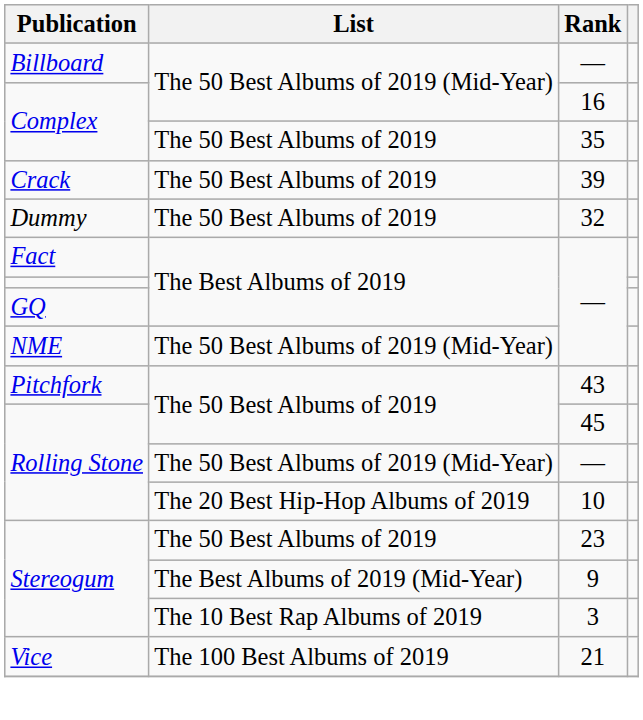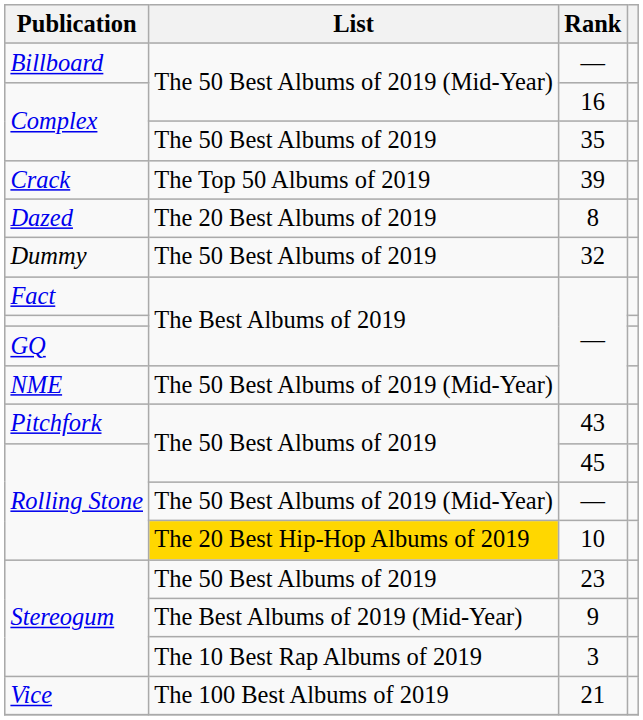(295, 179) The 50 Best Albums of 2019 -> (292, 179) The Top 50 Albums of 2019
+ row: (42, 218)
(342, 501) no background -> (342, 539) gold background
